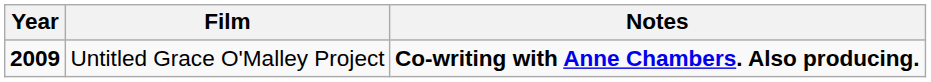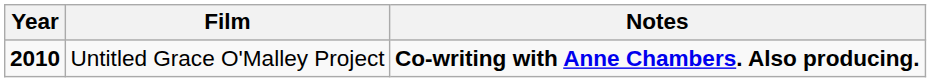(35, 58) 2009 -> (35, 58) 2010
